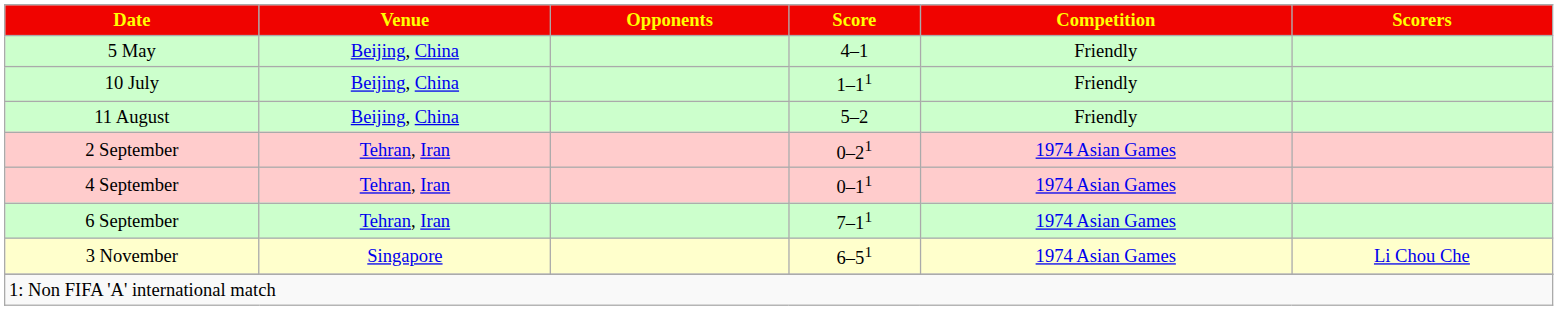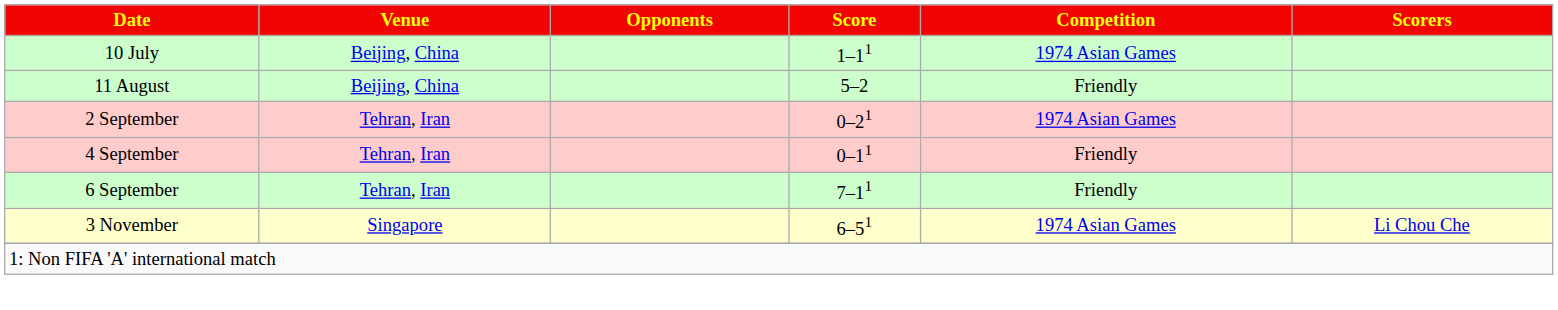- row: (132, 50)
(1106, 83) Friendly -> (1106, 53) 1974 Asian Games
(1106, 185) 1974 Asian Games -> (1106, 154) Friendly
(1106, 221) 1974 Asian Games -> (1106, 190) Friendly
